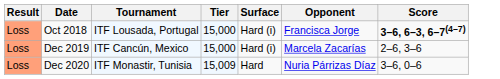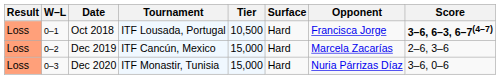+ column: (55, 12)
(219, 31) 15,000 -> (247, 31) 10,500
(258, 31) Hard (i) -> (279, 31) Hard
(258, 49) Hard (i) -> (279, 49) Hard
(219, 65) 15,009 -> (247, 65) 15,000
